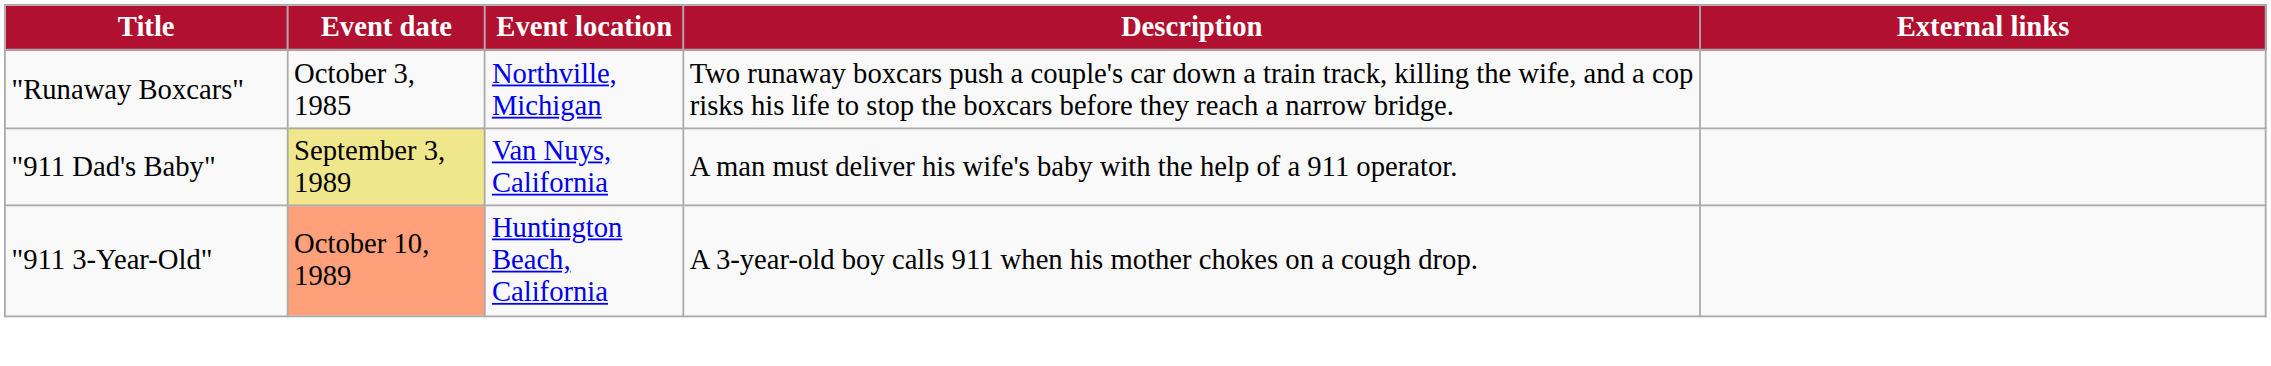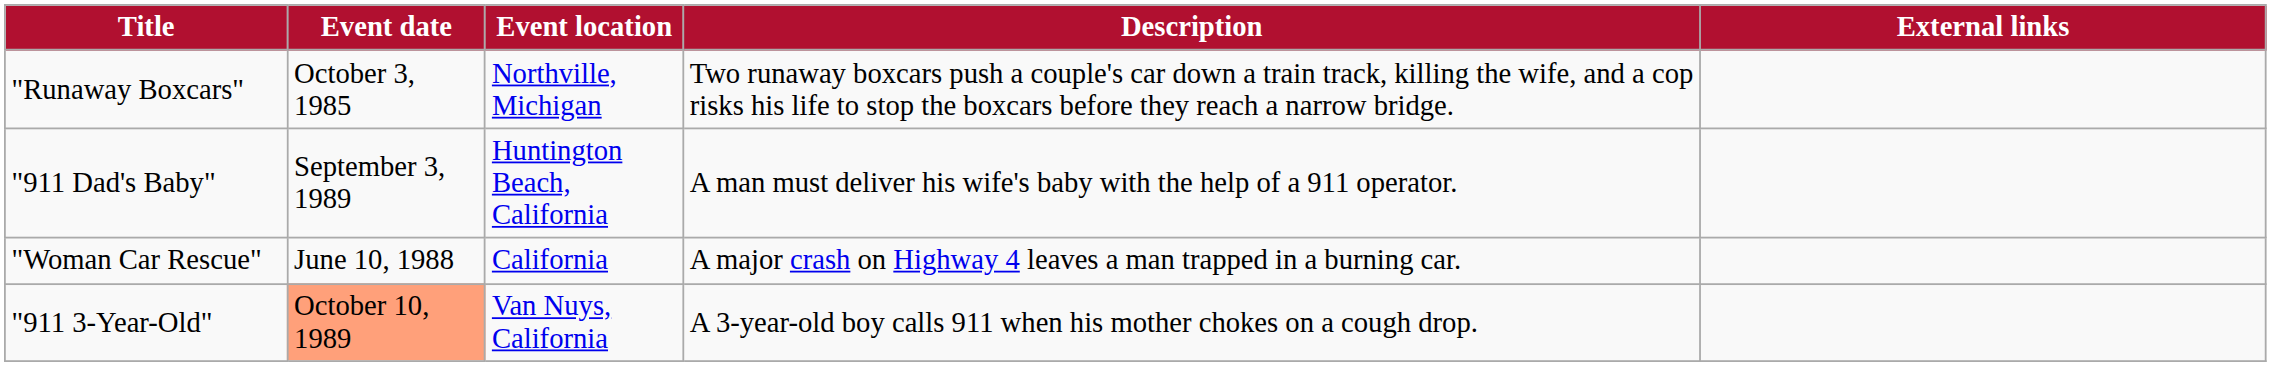(370, 166) khaki background -> (370, 182) no background
(552, 166) Van Nuys, California -> (557, 182) Huntington Beach, California
+ row: (137, 260)
(557, 260) Huntington Beach, California -> (552, 321) Van Nuys, California
